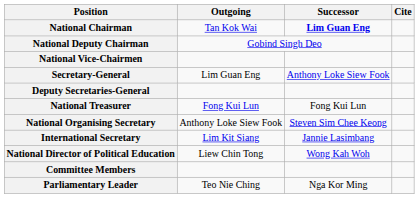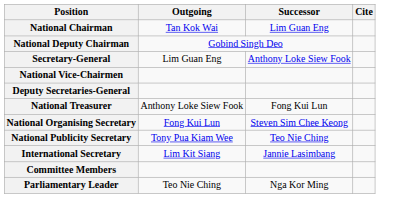(338, 28) bold -> (299, 28) normal
rows swapped: (91, 59) <-> (91, 75)
(231, 106) Fong Kui Lun -> (192, 106) Anthony Loke Siew Fook
(231, 122) Anthony Loke Siew Fook -> (192, 122) Fong Kui Lun
+ row: (71, 138)
- row: (91, 153)
